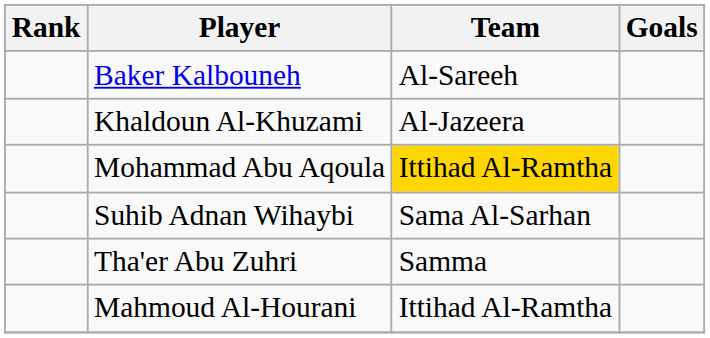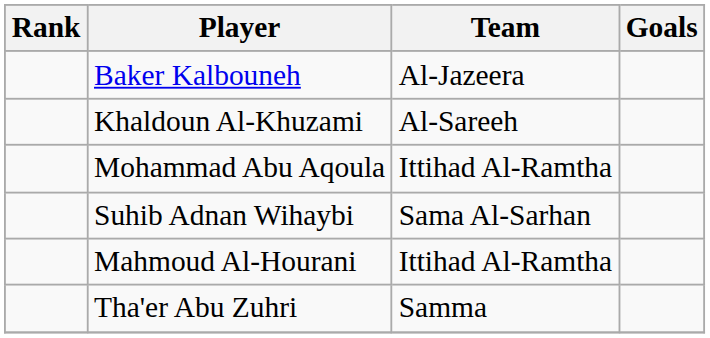(458, 74) Al-Sareeh -> (462, 74) Al-Jazeera
(462, 121) Al-Jazeera -> (458, 121) Al-Sareeh
(505, 167) gold background -> (505, 167) no background
rows swapped: (225, 307) <-> (196, 261)
